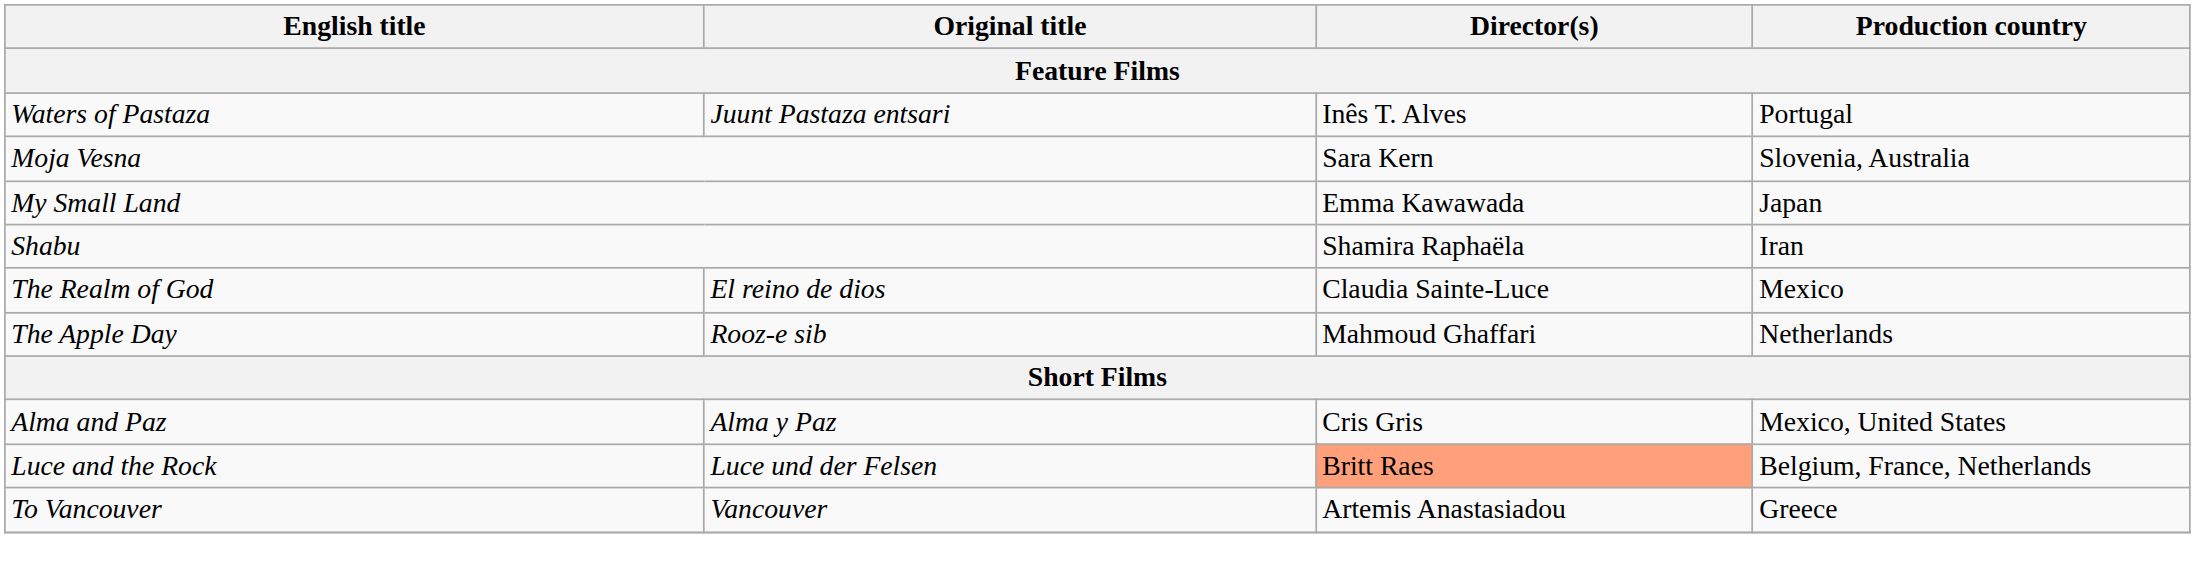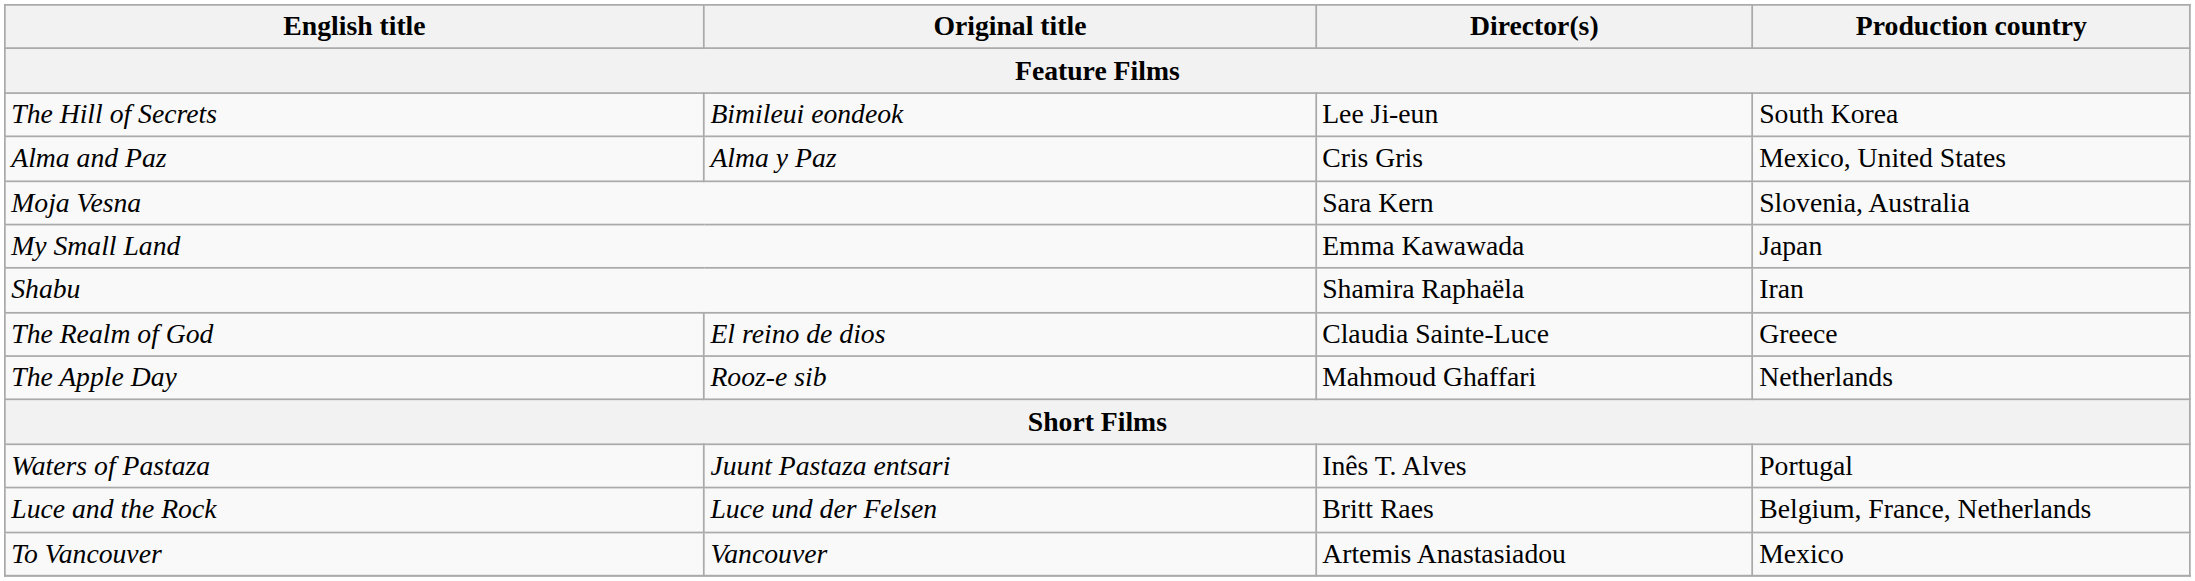+ row: (114, 114)
rows swapped: (111, 114) <-> (89, 421)
(1801, 289) Mexico -> (1798, 333) Greece
(1378, 465) lightsalmon background -> (1378, 509) no background
(1798, 509) Greece -> (1801, 553) Mexico
